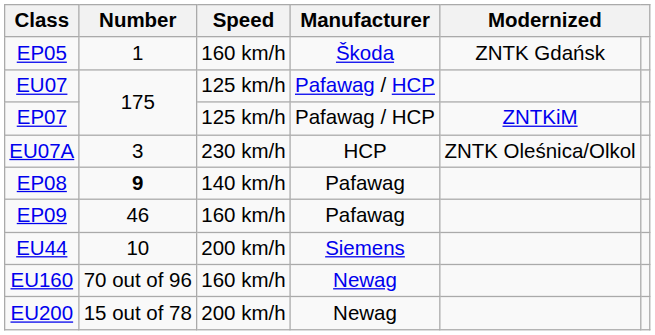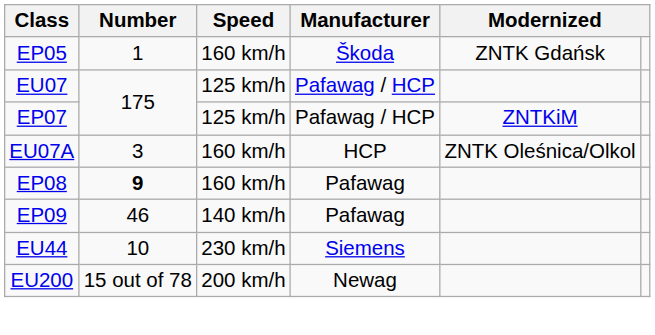(243, 150) 230 km/h -> (243, 150) 160 km/h
(243, 183) 140 km/h -> (243, 183) 160 km/h
(243, 215) 160 km/h -> (243, 215) 140 km/h
(243, 248) 200 km/h -> (243, 248) 230 km/h
- row: (42, 280)
